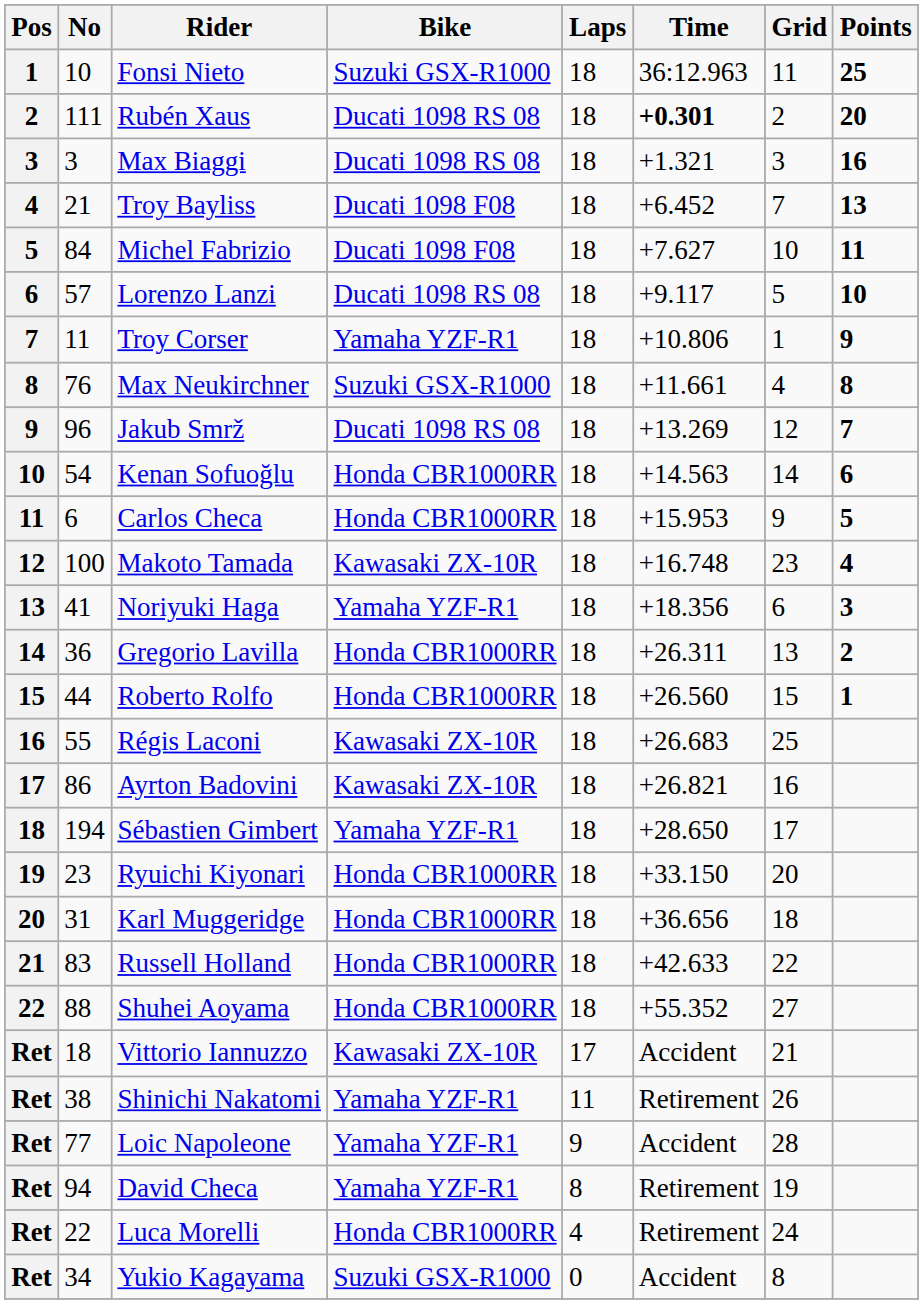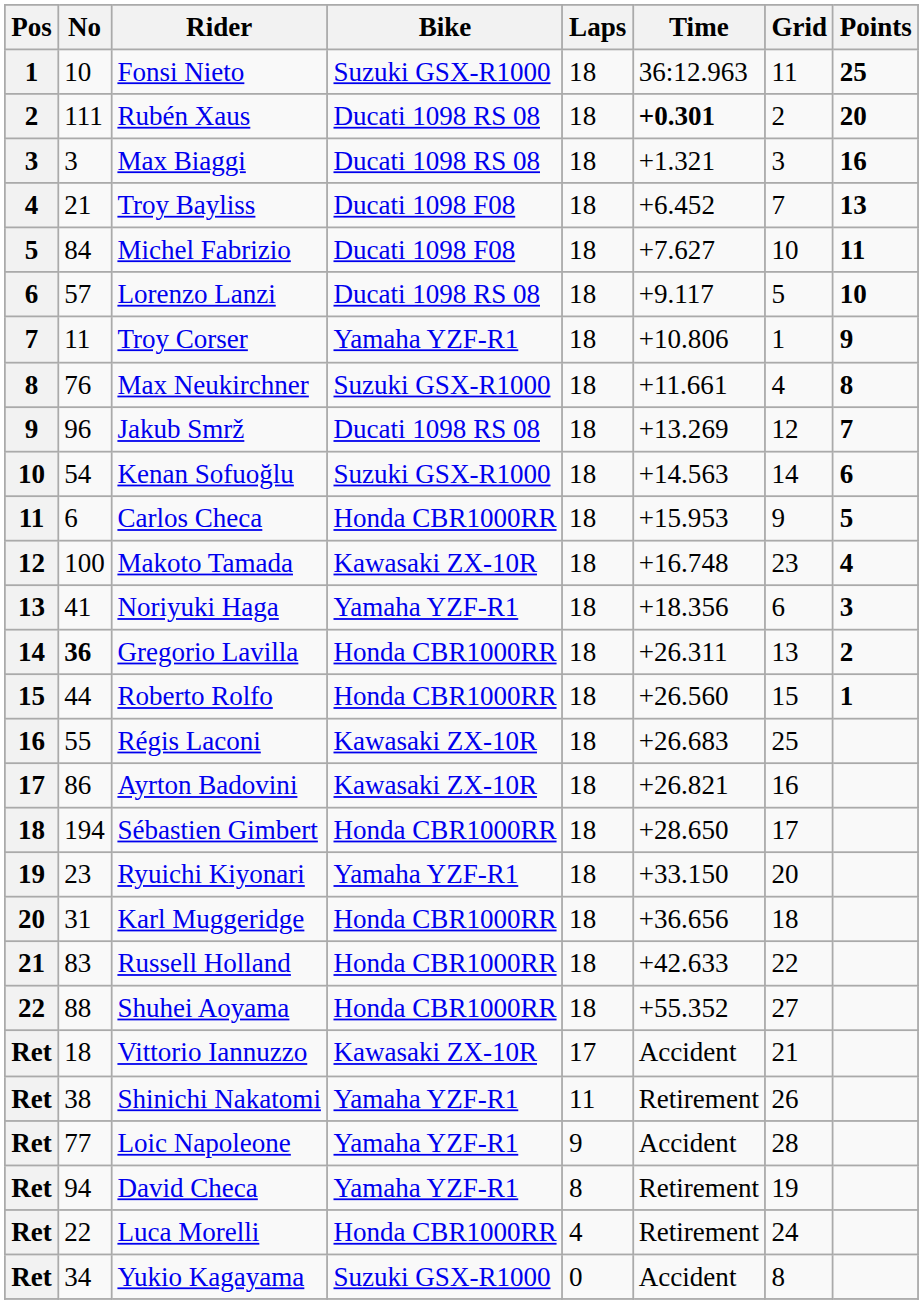(445, 473) Honda CBR1000RR -> (442, 473) Suzuki GSX-R1000
(78, 651) normal -> (78, 651) bold
(426, 829) Yamaha YZF-R1 -> (445, 829) Honda CBR1000RR
(445, 874) Honda CBR1000RR -> (426, 874) Yamaha YZF-R1
